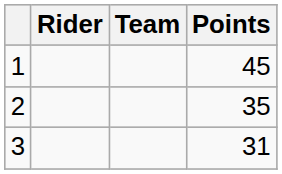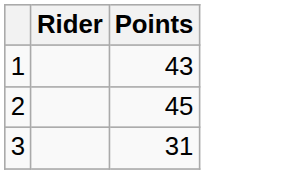- column: (147, 24)
(256, 65) 45 -> (179, 65) 43
(256, 106) 35 -> (179, 106) 45
